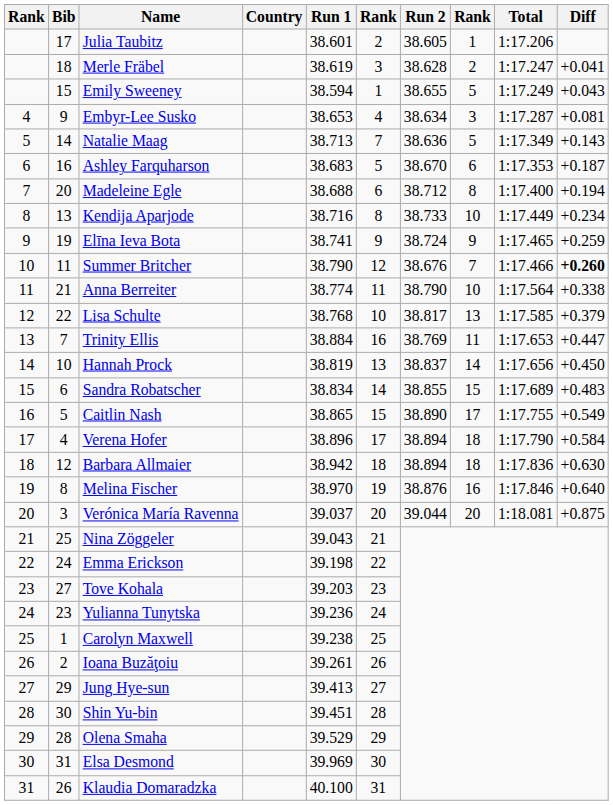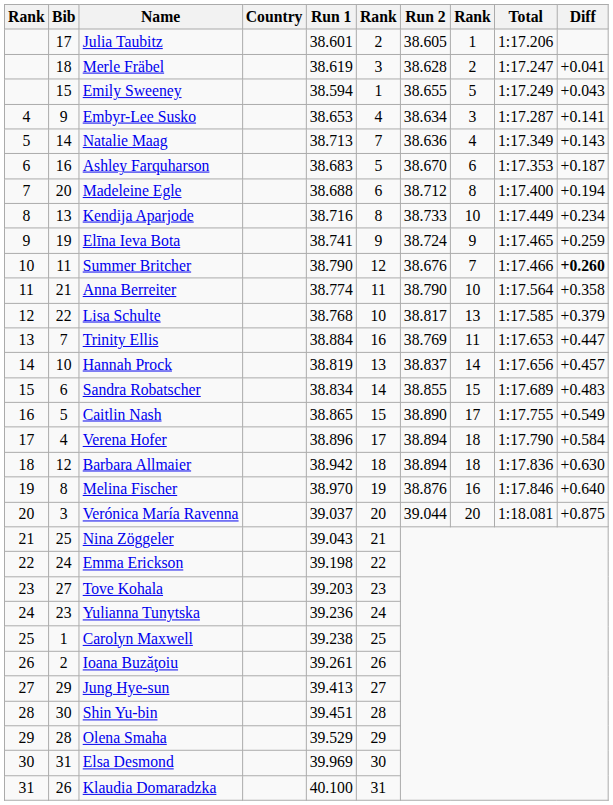(583, 116) +0.081 -> (583, 116) +0.141
(472, 141) 5 -> (472, 141) 4
(583, 290) +0.338 -> (583, 290) +0.358
(583, 365) +0.450 -> (583, 365) +0.457
